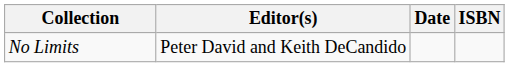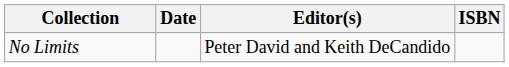columns swapped: (283, 18) <-> (432, 18)
